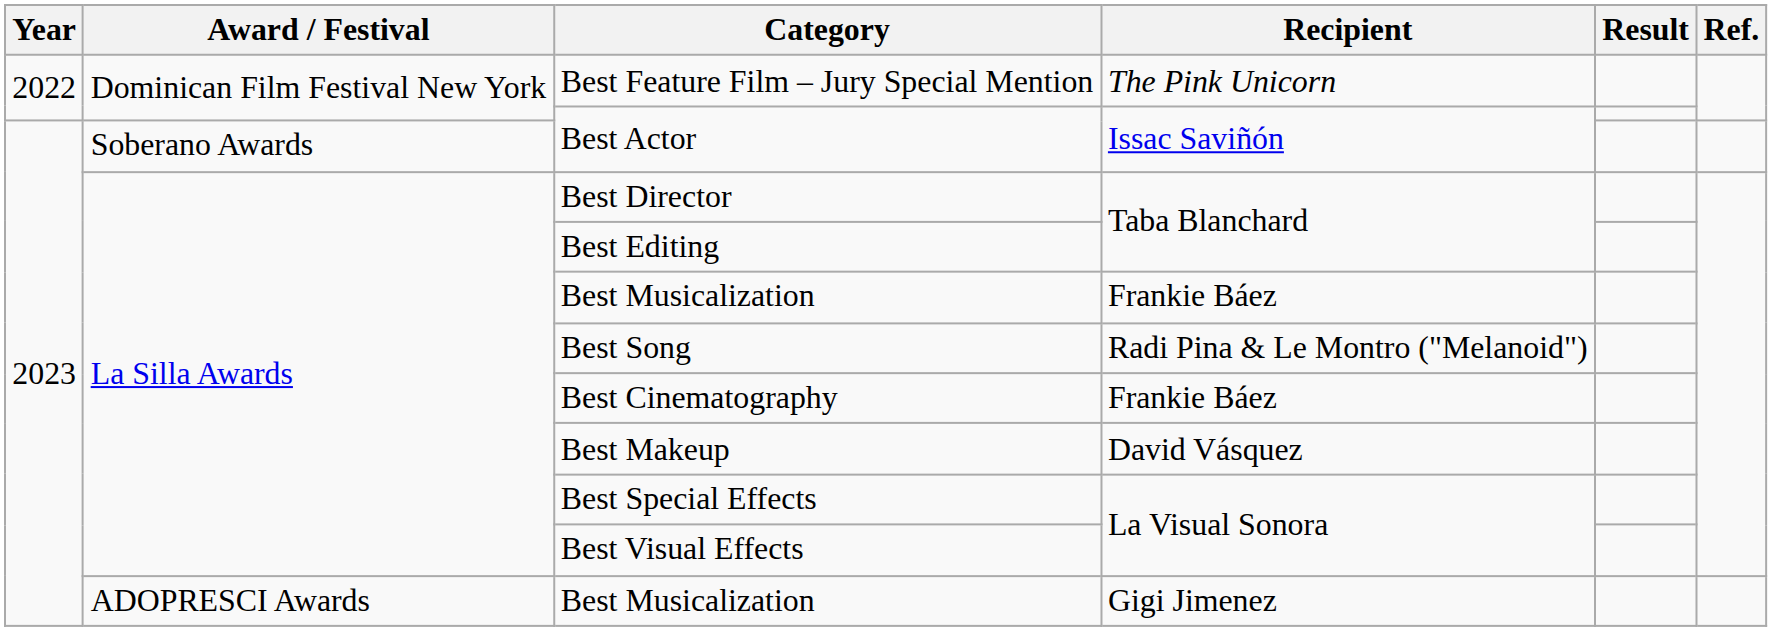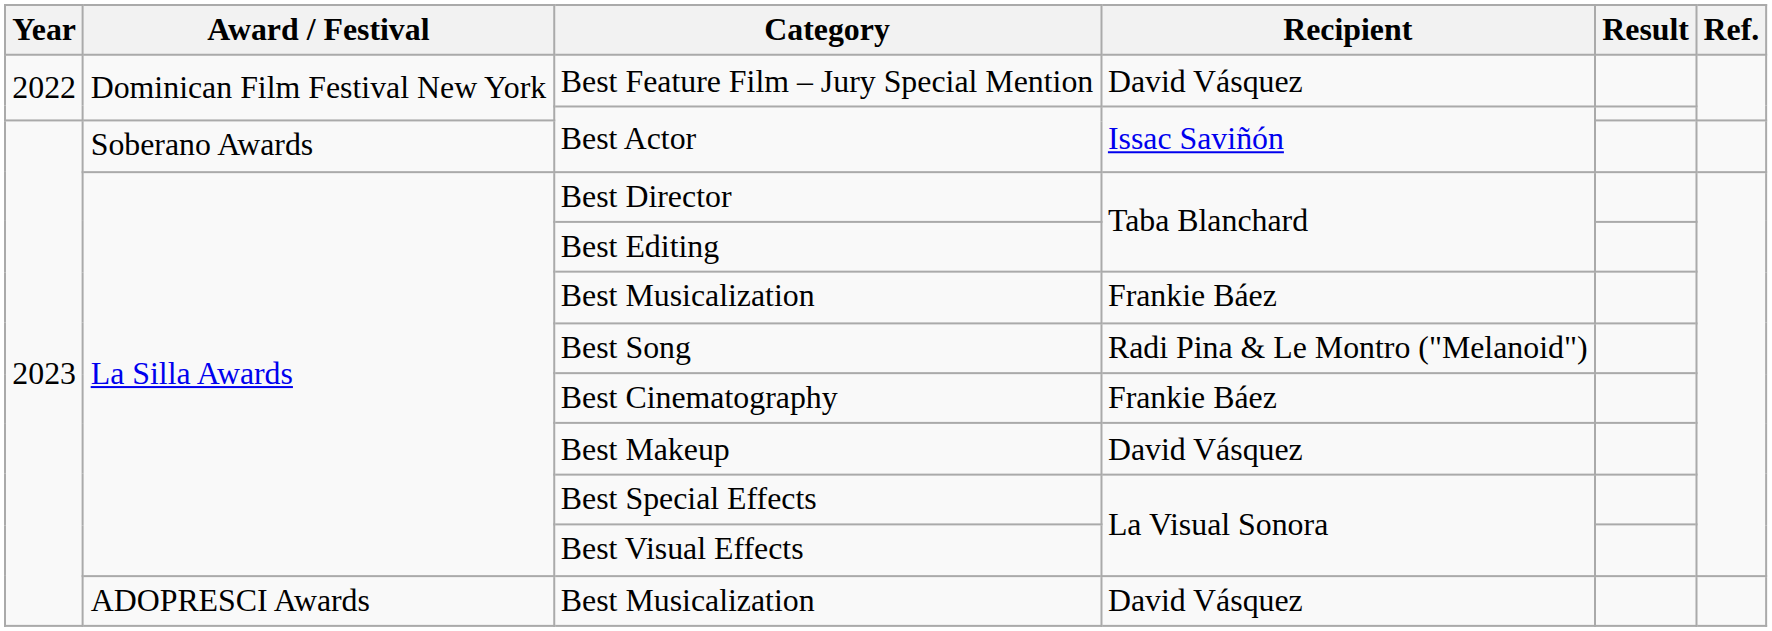(1222, 80) The Pink Unicorn -> (1205, 80) David Vásquez
(1192, 599) Gigi Jimenez -> (1205, 599) David Vásquez
